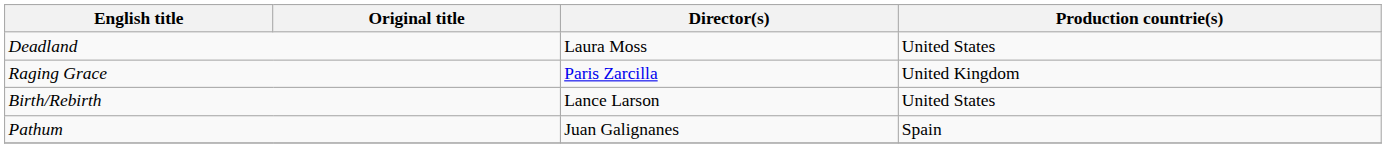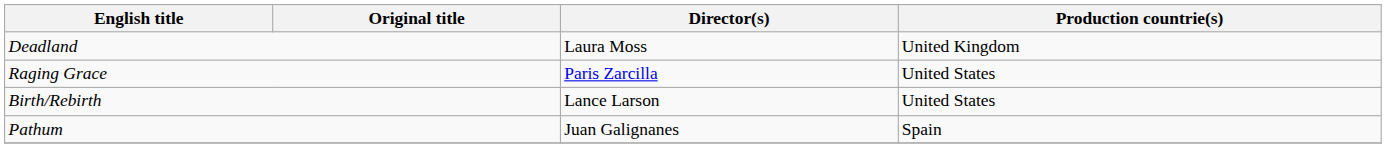(949, 45) United States -> (961, 45) United Kingdom
(961, 73) United Kingdom -> (949, 73) United States
